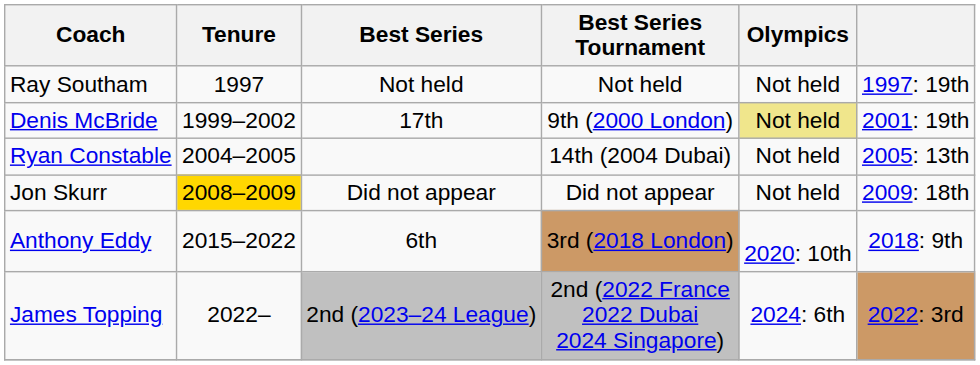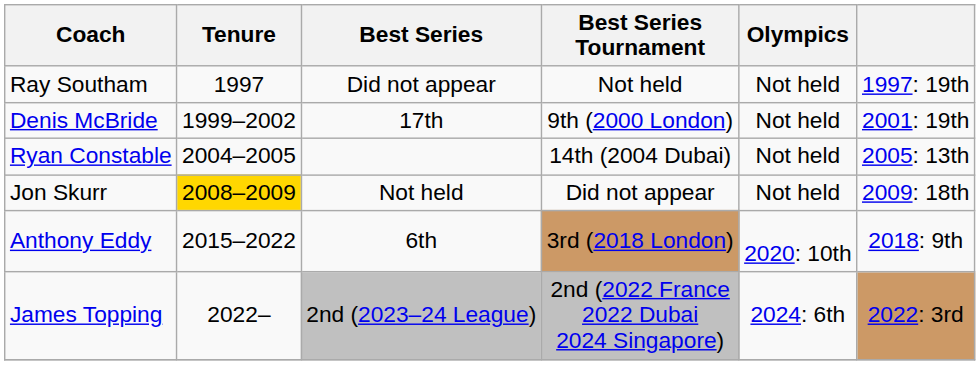(421, 84) Not held -> (421, 84) Did not appear
(798, 120) khaki background -> (798, 120) no background
(421, 192) Did not appear -> (421, 192) Not held
